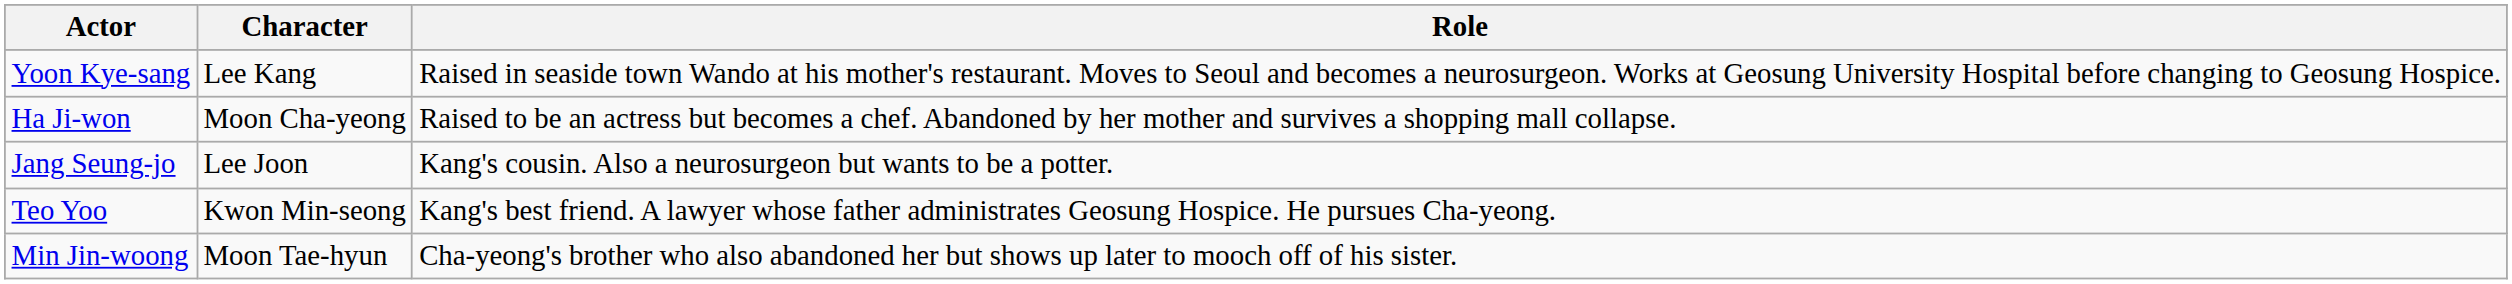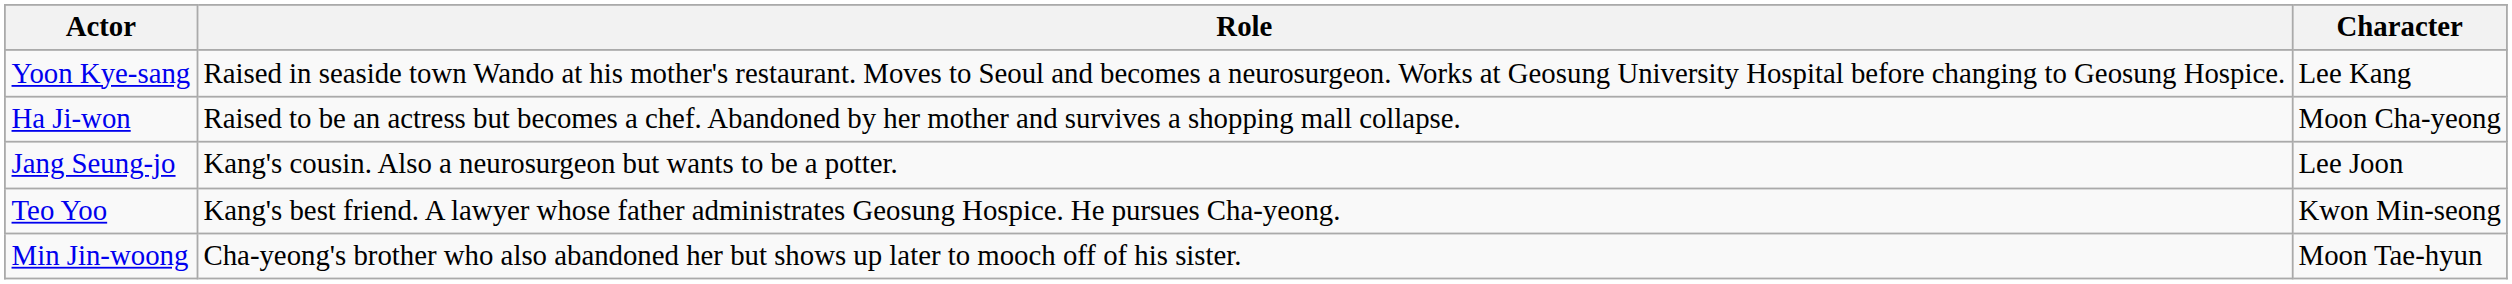columns swapped: (305, 27) <-> (1460, 27)
